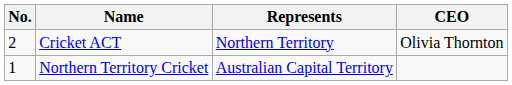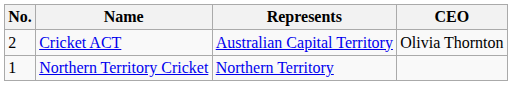(275, 42) Northern Territory -> (304, 42) Australian Capital Territory
(304, 67) Australian Capital Territory -> (275, 67) Northern Territory
